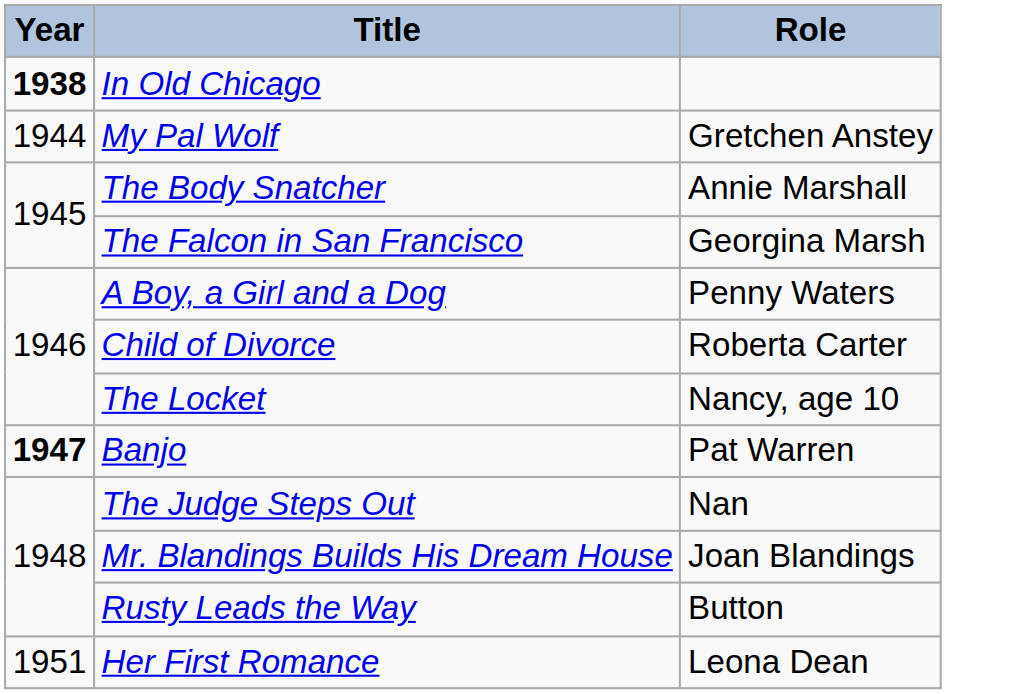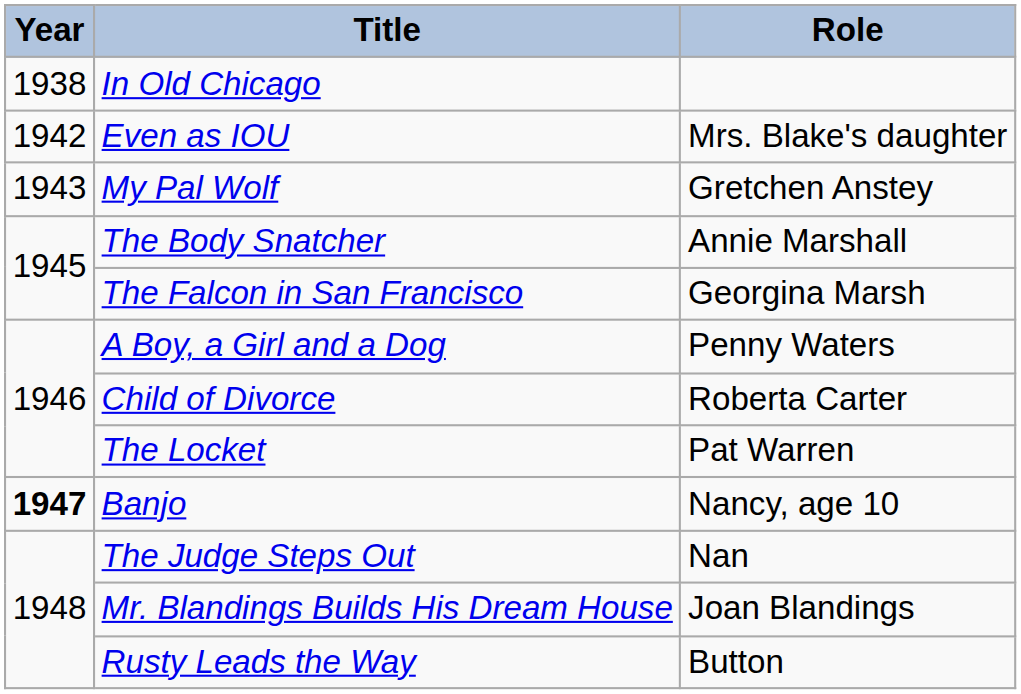(50, 83) bold -> (50, 83) normal
+ row: (195, 135)
(50, 135) 1944 -> (50, 188) 1943
(794, 398) Nancy, age 10 -> (771, 450) Pat Warren
(771, 450) Pat Warren -> (794, 503) Nancy, age 10
- row: (241, 661)
